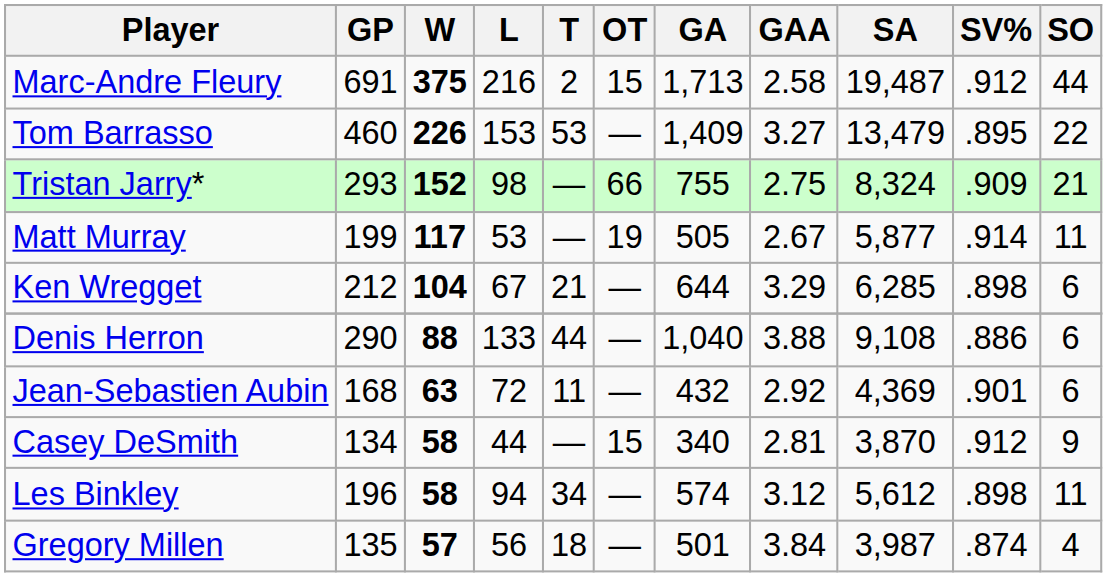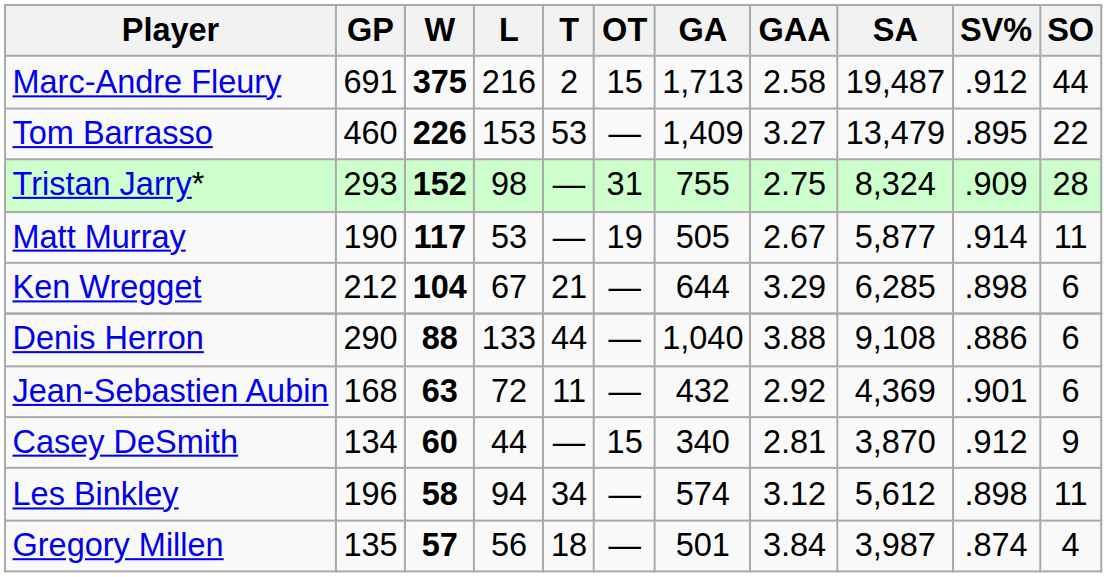(625, 184) 66 -> (625, 184) 31
(1071, 184) 21 -> (1071, 184) 28
(371, 236) 199 -> (371, 236) 190
(440, 442) 58 -> (440, 442) 60
